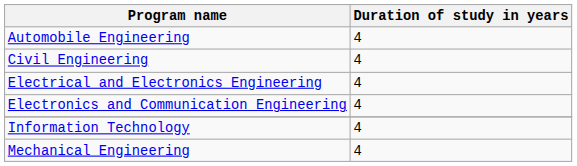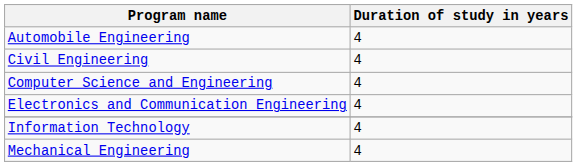+ row: (140, 83)
- row: (165, 83)
